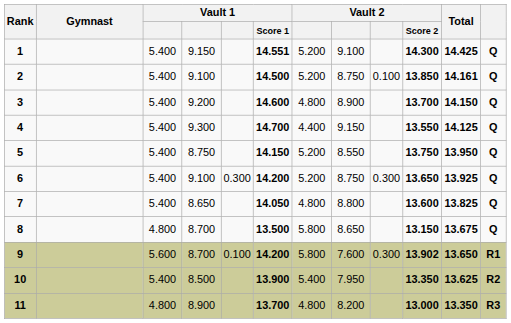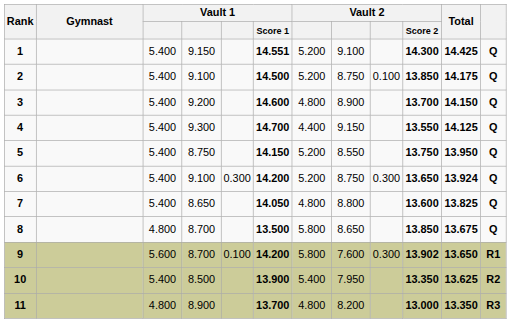(461, 77) 14.161 -> (461, 77) 14.175
(461, 178) 13.925 -> (461, 178) 13.924
(422, 229) 13.150 -> (422, 229) 13.850
